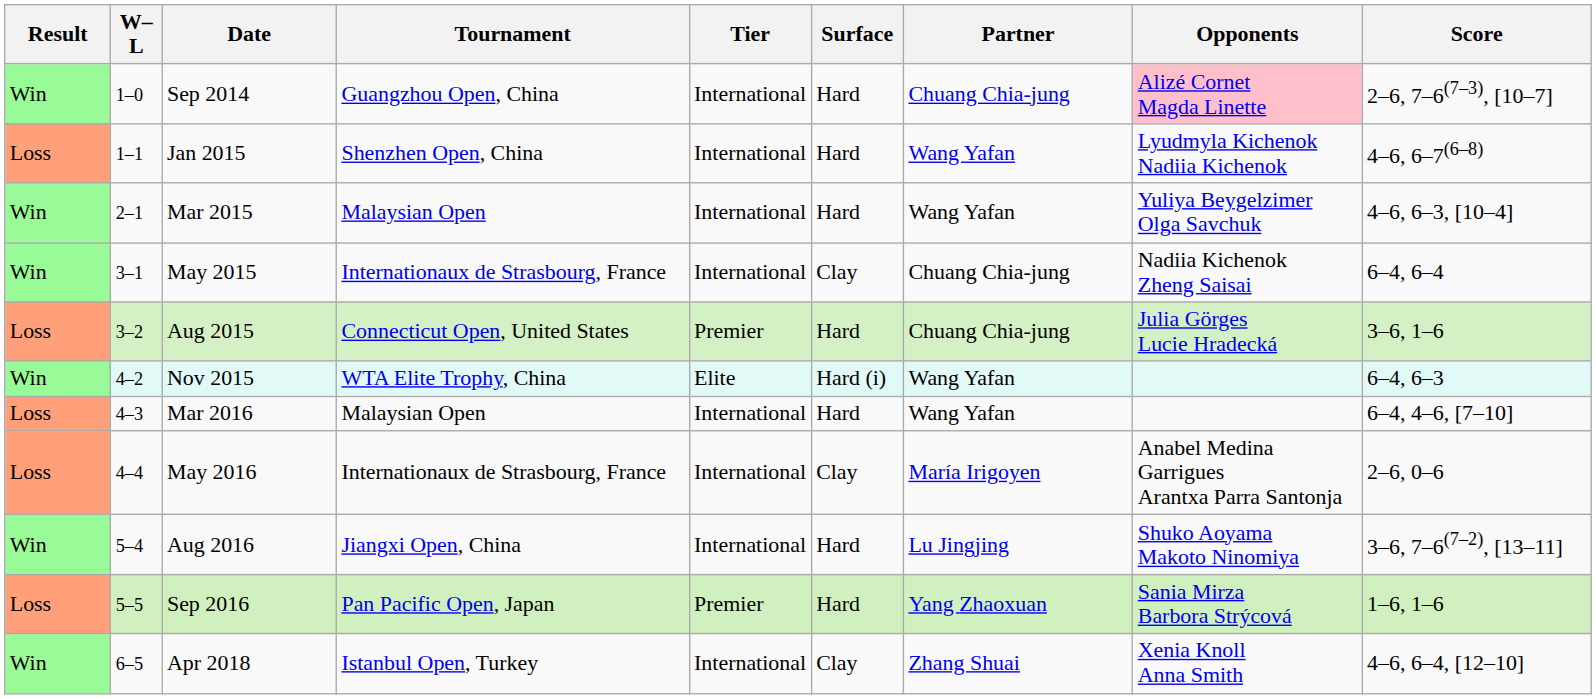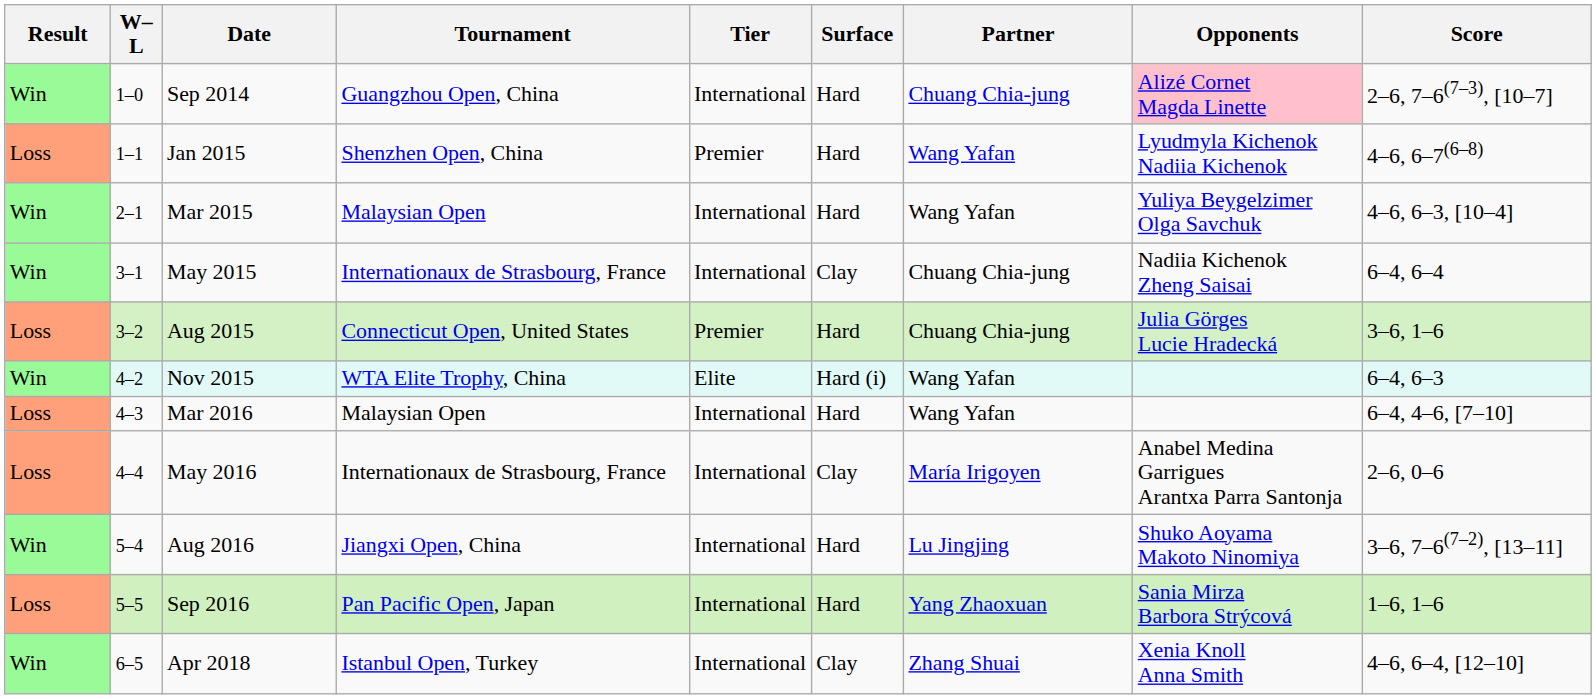(750, 153) International -> (729, 153) Premier
(729, 603) Premier -> (750, 603) International
